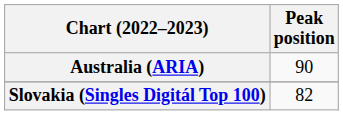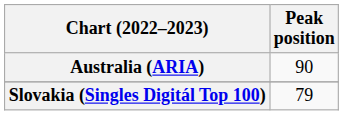(304, 95) 82 -> (304, 95) 79
